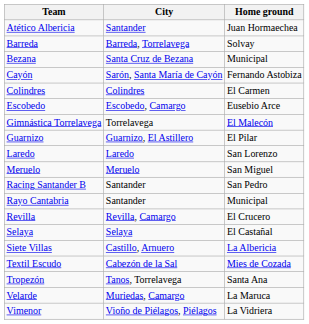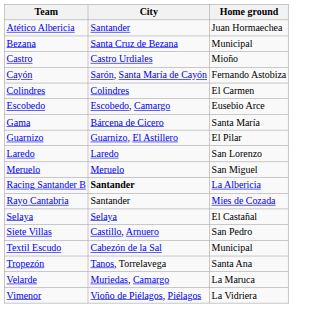- row: (22, 43)
+ row: (20, 59)
+ row: (18, 122)
- row: (54, 122)
(126, 185) normal -> (113, 185) bold
(247, 185) San Pedro -> (236, 185) La Albericia
(247, 201) Municipal -> (244, 201) Mies de Cozada
- row: (21, 216)
(252, 248) La Albericia -> (232, 232) San Pedro
(259, 264) Mies de Cozada -> (232, 248) Municipal
